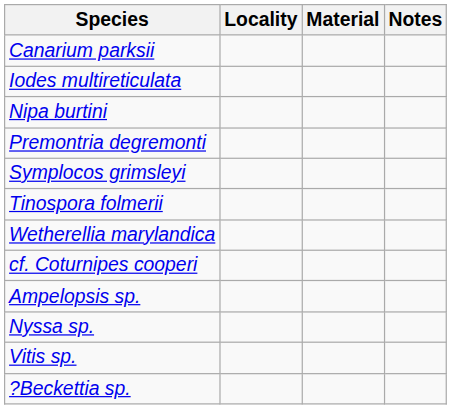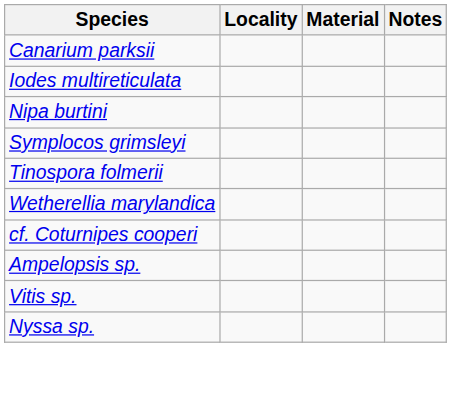- row: (108, 142)
rows swapped: (52, 326) <-> (43, 357)
- row: (70, 388)
